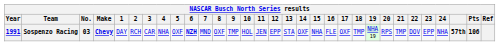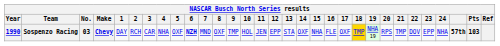(13, 32) 1991 -> (13, 32) 1990
(359, 32) no background -> (359, 32) gold background
(474, 32) 106 -> (474, 32) 103
